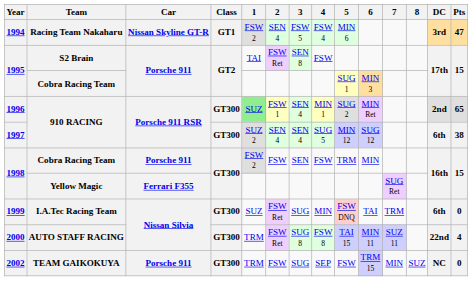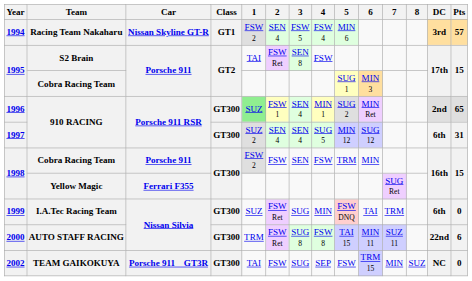(459, 32) 47 -> (459, 32) 57
(459, 135) 38 -> (459, 135) 31
(459, 238) 4 -> (459, 238) 6
(169, 263) Porsche 911 -> (169, 263) Porsche 911 GT3R
(254, 263) TRM -> (254, 263) TAI
